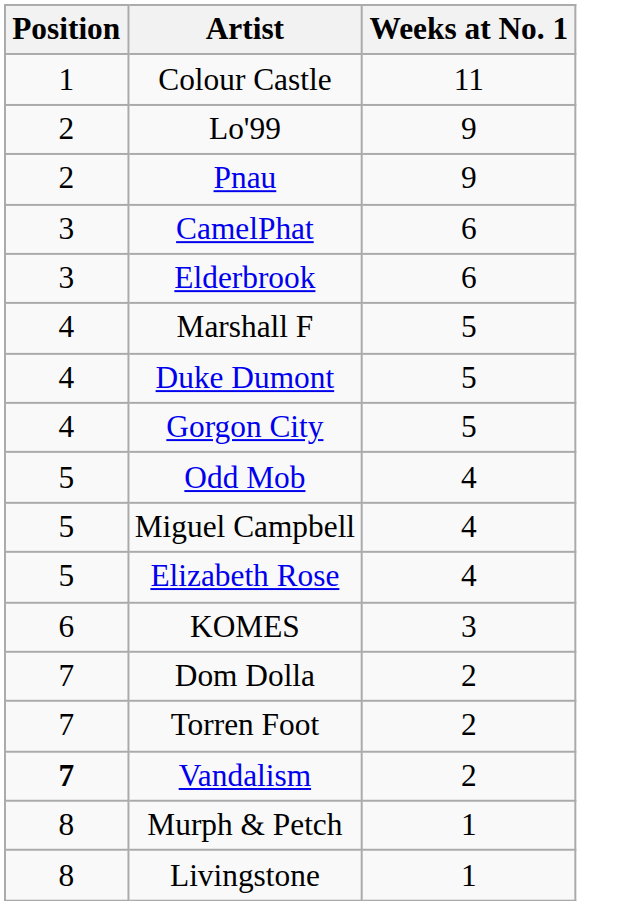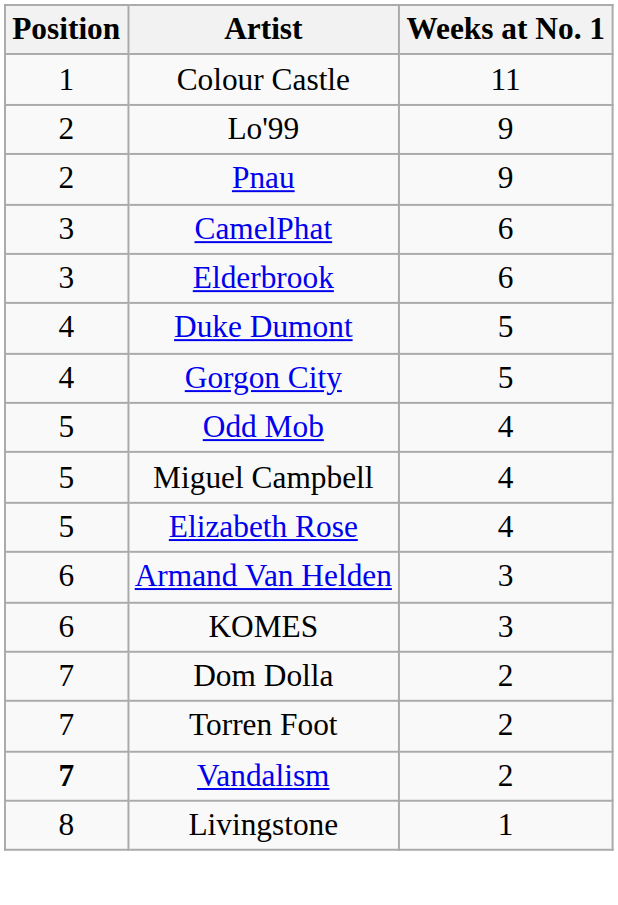- row: (245, 327)
+ row: (263, 576)
- row: (245, 825)
